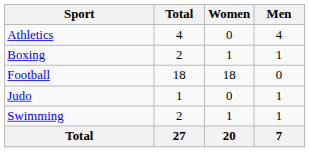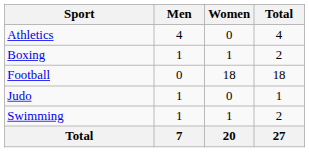columns swapped: (279, 14) <-> (179, 14)
